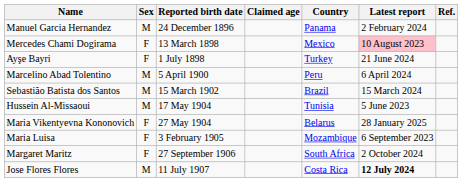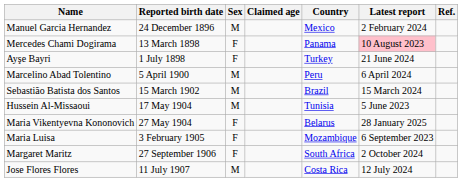columns swapped: (146, 12) <-> (200, 12)
(320, 28) Panama -> (319, 28) Mexico
(319, 43) Mexico -> (320, 43) Panama
(388, 169) bold -> (387, 169) normal
